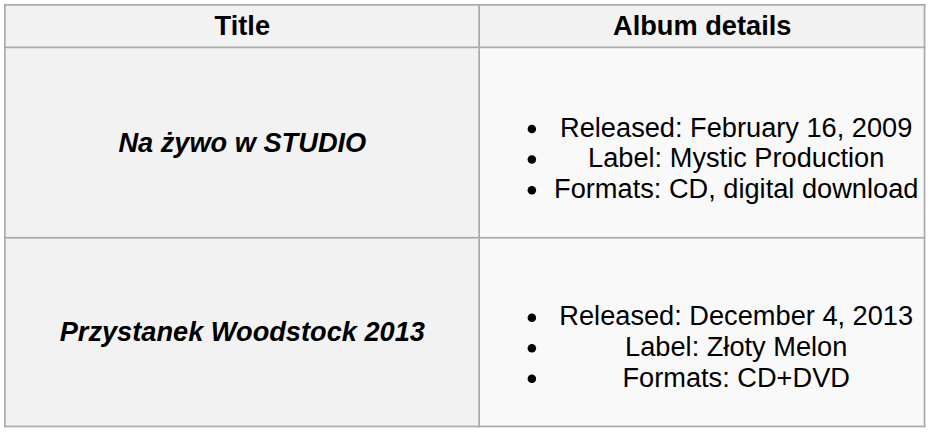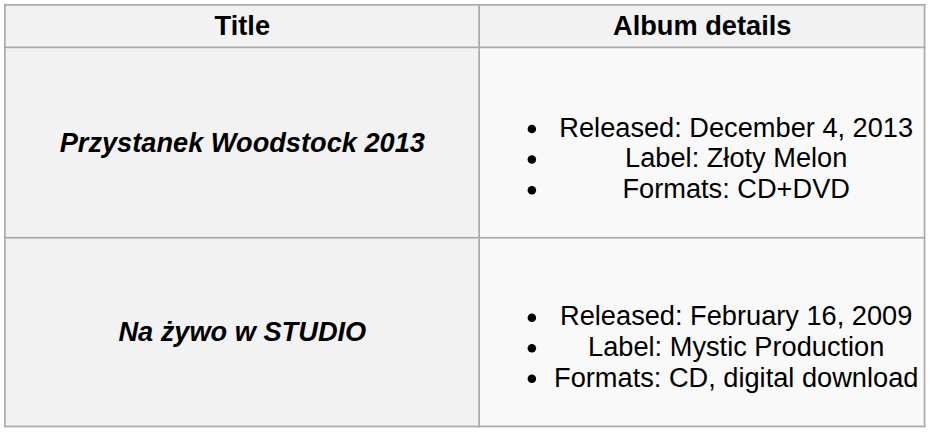rows swapped: (242, 142) <-> (242, 331)
